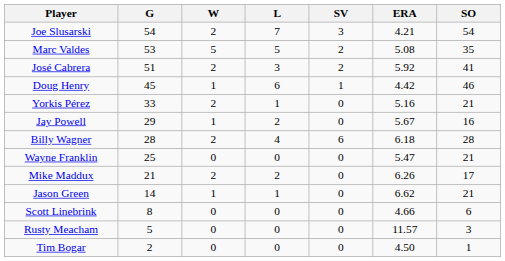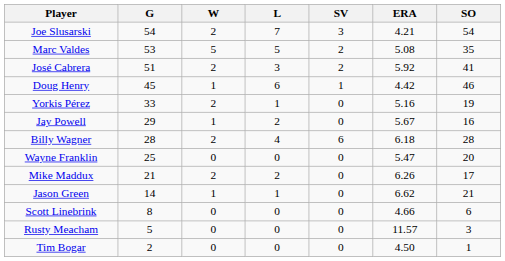(469, 103) 21 -> (469, 103) 19
(469, 157) 21 -> (469, 157) 20
